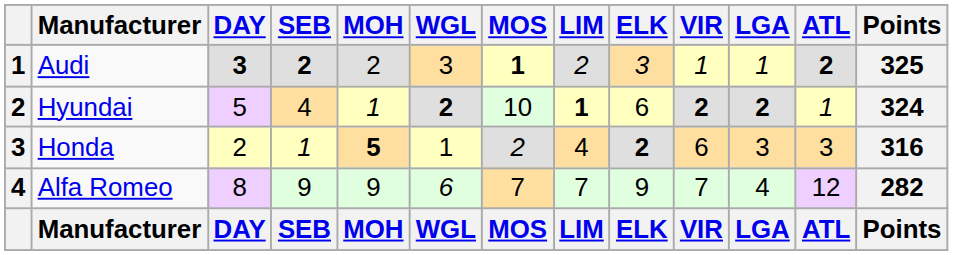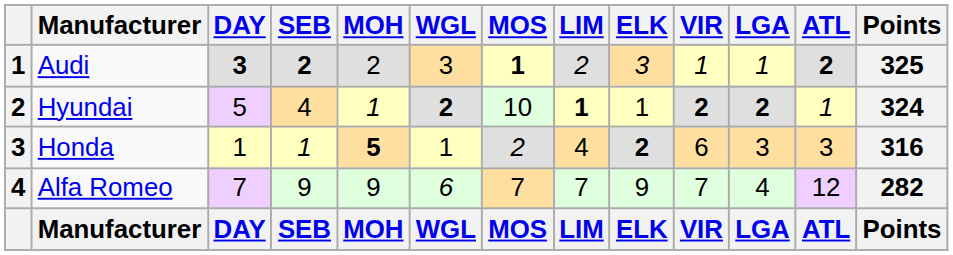(642, 106) 6 -> (642, 106) 1
(240, 147) 2 -> (240, 147) 1
(240, 188) 8 -> (240, 188) 7
